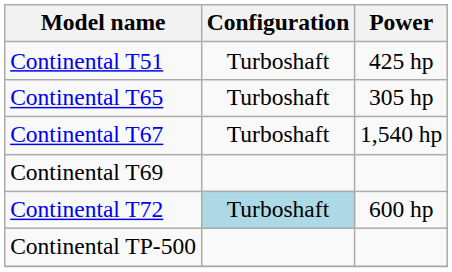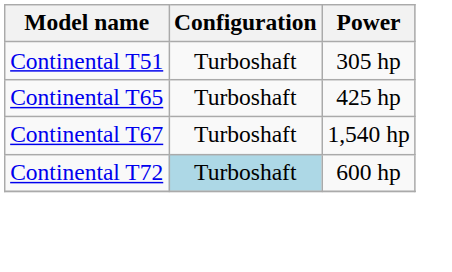(401, 60) 425 hp -> (369, 60) 305 hp
(401, 97) 305 hp -> (369, 97) 425 hp
- row: (87, 172)
- row: (103, 246)
